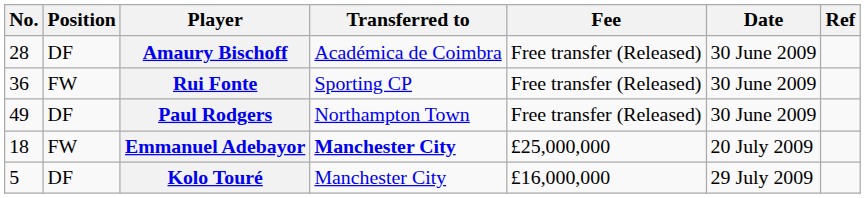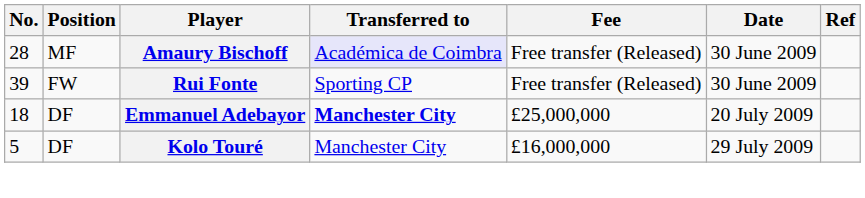(60, 51) DF -> (62, 51) MF
(408, 51) no background -> (408, 51) lavender background
(19, 83) 36 -> (19, 83) 39
- row: (215, 114)
(62, 146) FW -> (60, 114) DF
